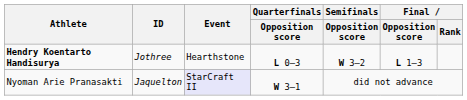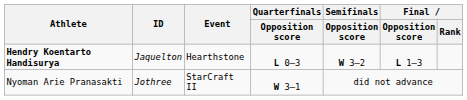(153, 57) Jothree -> (158, 57) Jaquelton
(158, 82) Jaquelton -> (153, 82) Jothree
(210, 82) lavender background -> (210, 82) no background
